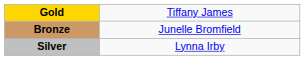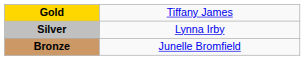rows swapped: (52, 47) <-> (52, 30)
